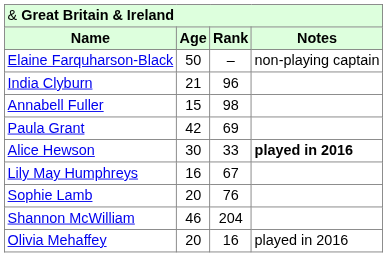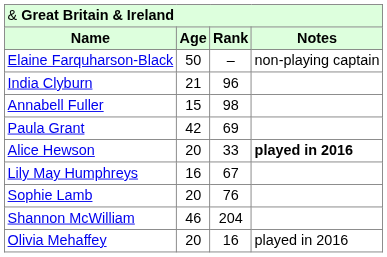(193, 150) 30 -> (193, 150) 20
